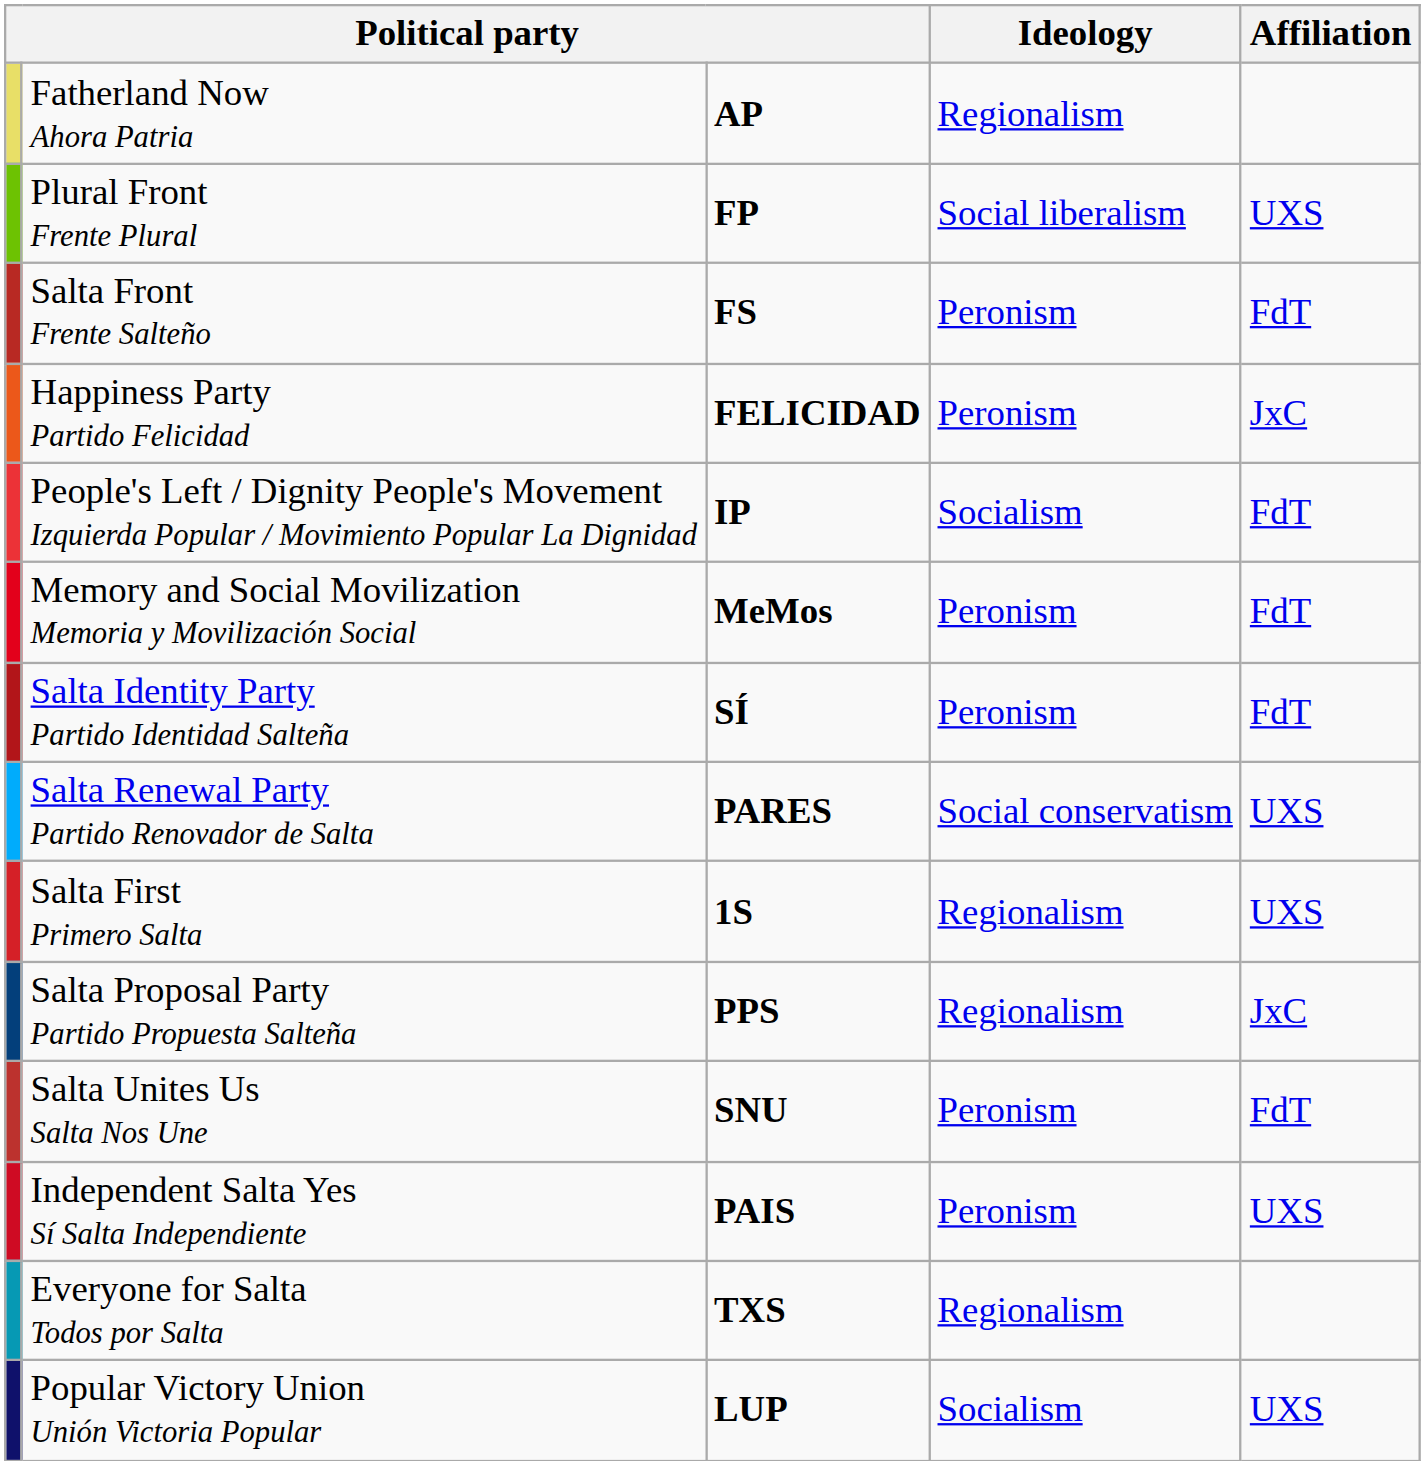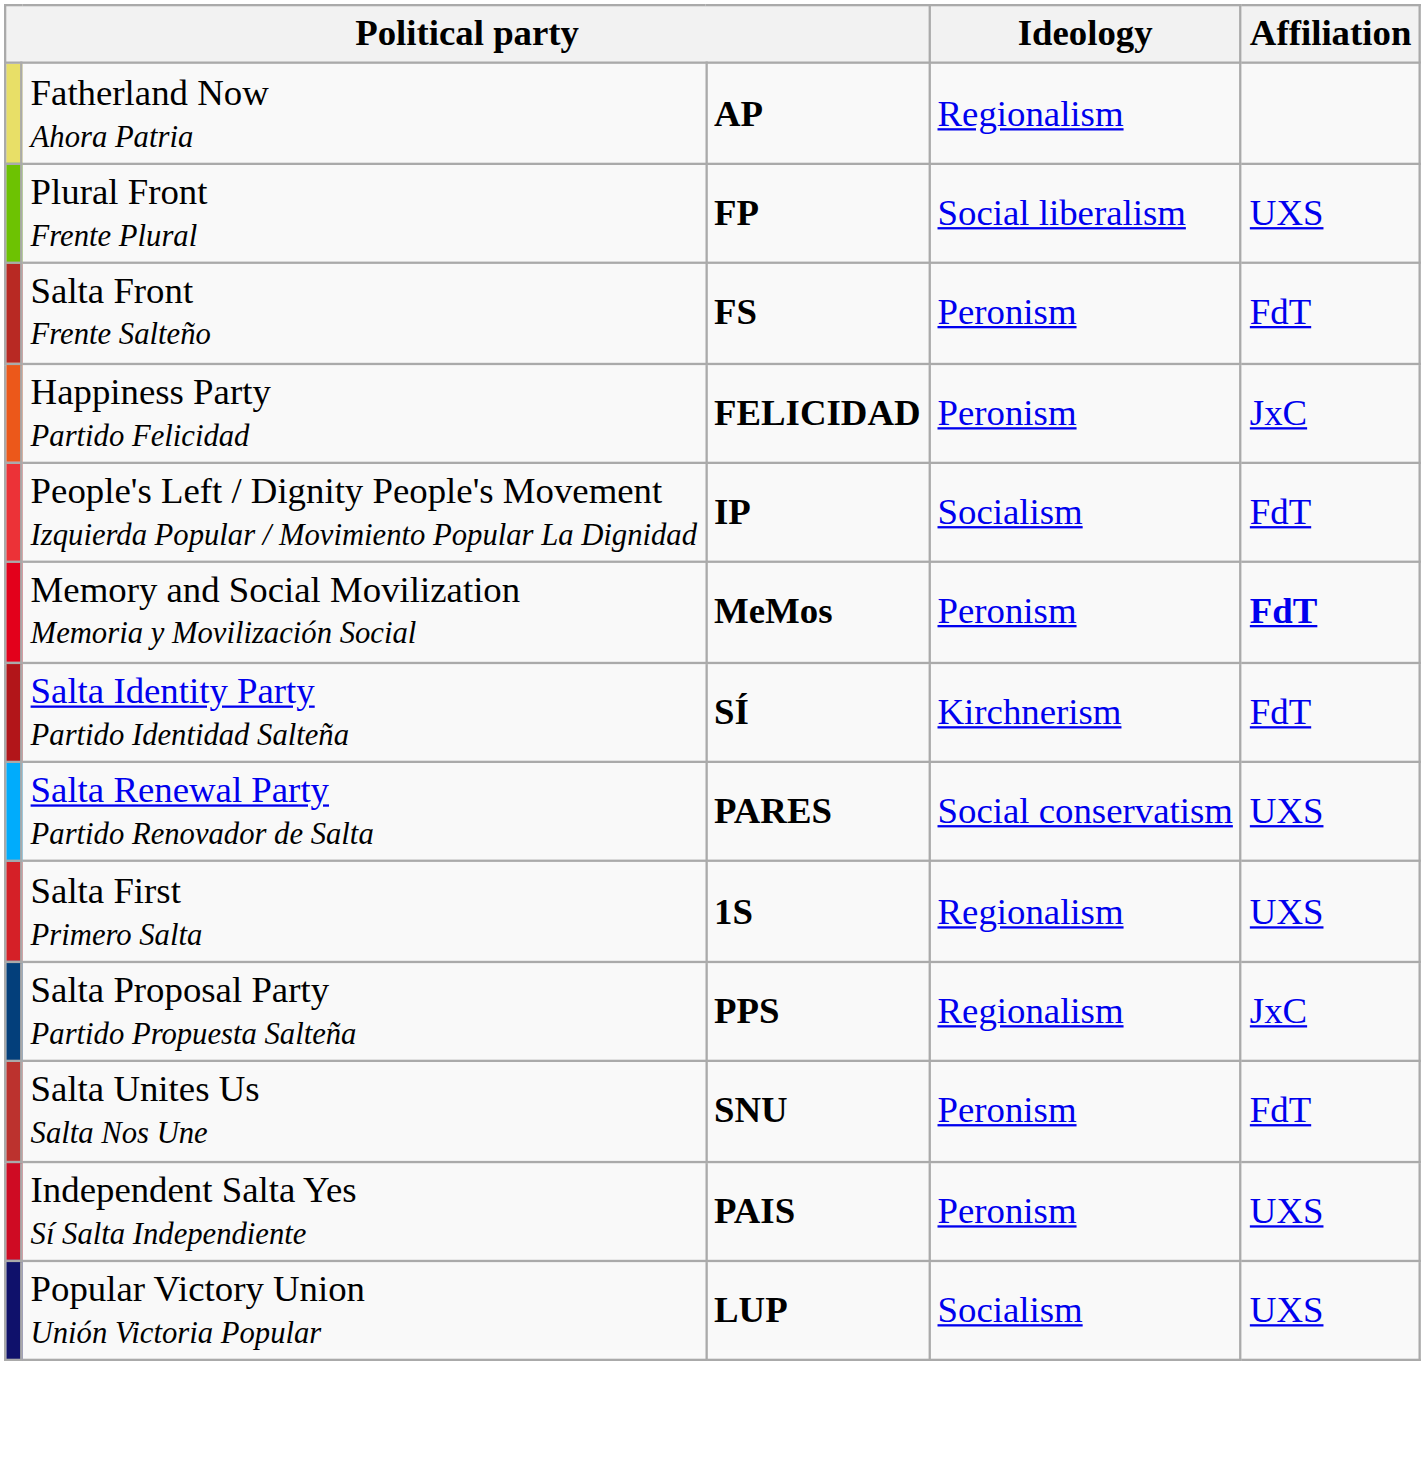(1281, 611) normal -> (1284, 611) bold
(1007, 711) Peronism -> (1029, 711) Kirchnerism
- row: (169, 1309)
